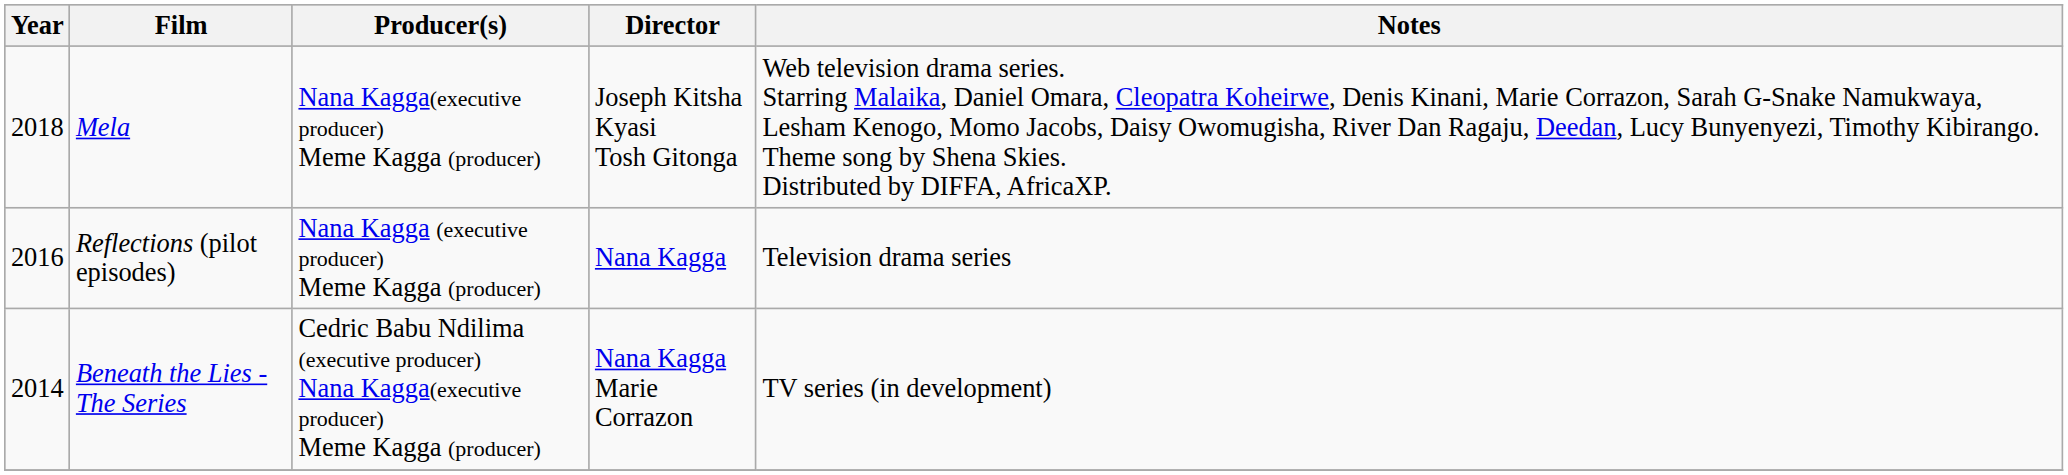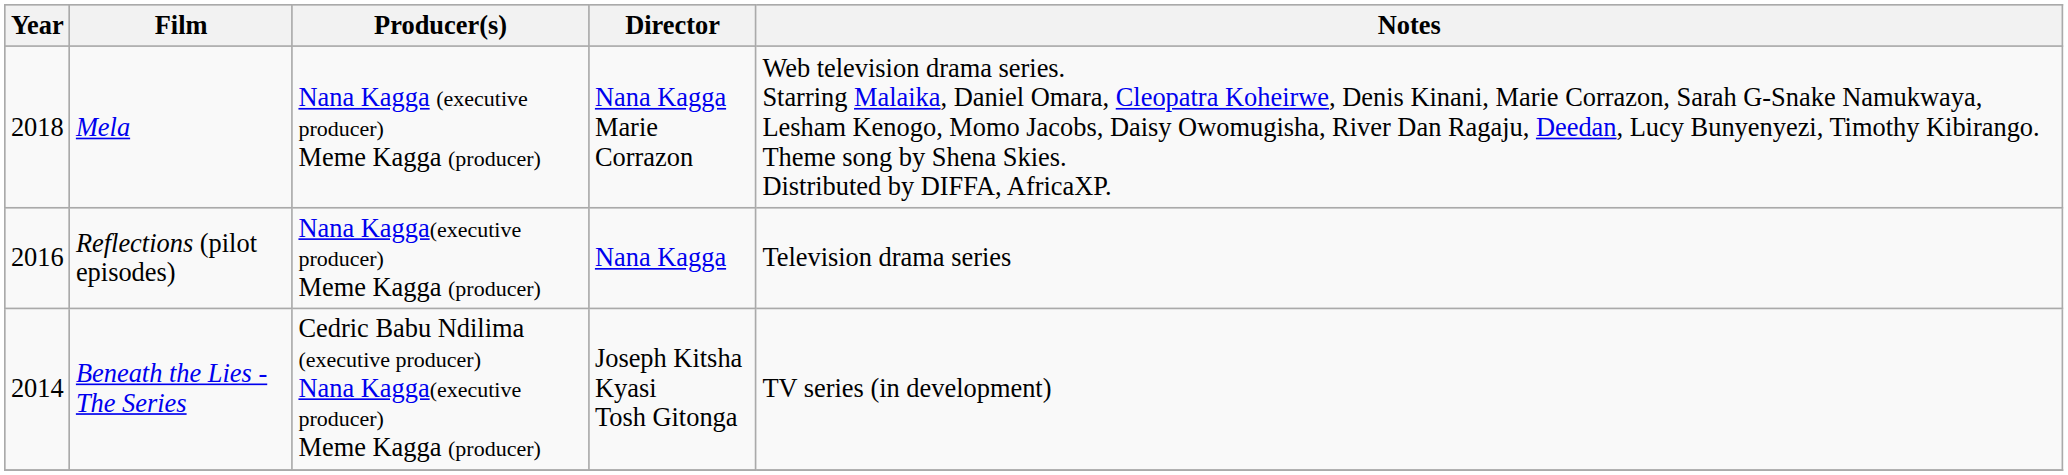(420, 126) Nana Kagga(executive producer) Meme Kagga (producer) -> (420, 126) Nana Kagga (executive producer) Meme Kagga (producer)
(669, 126) Joseph Kitsha Kyasi Tosh Gitonga -> (661, 126) Nana Kagga Marie Corrazon
(420, 257) Nana Kagga (executive producer) Meme Kagga (producer) -> (420, 257) Nana Kagga(executive producer) Meme Kagga (producer)
(661, 388) Nana Kagga Marie Corrazon -> (669, 388) Joseph Kitsha Kyasi Tosh Gitonga
